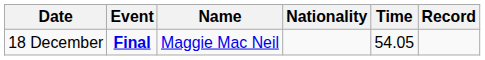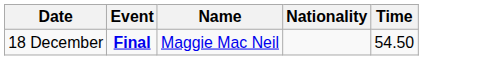- column: (449, 17)
(394, 42) 54.05 -> (394, 42) 54.50
